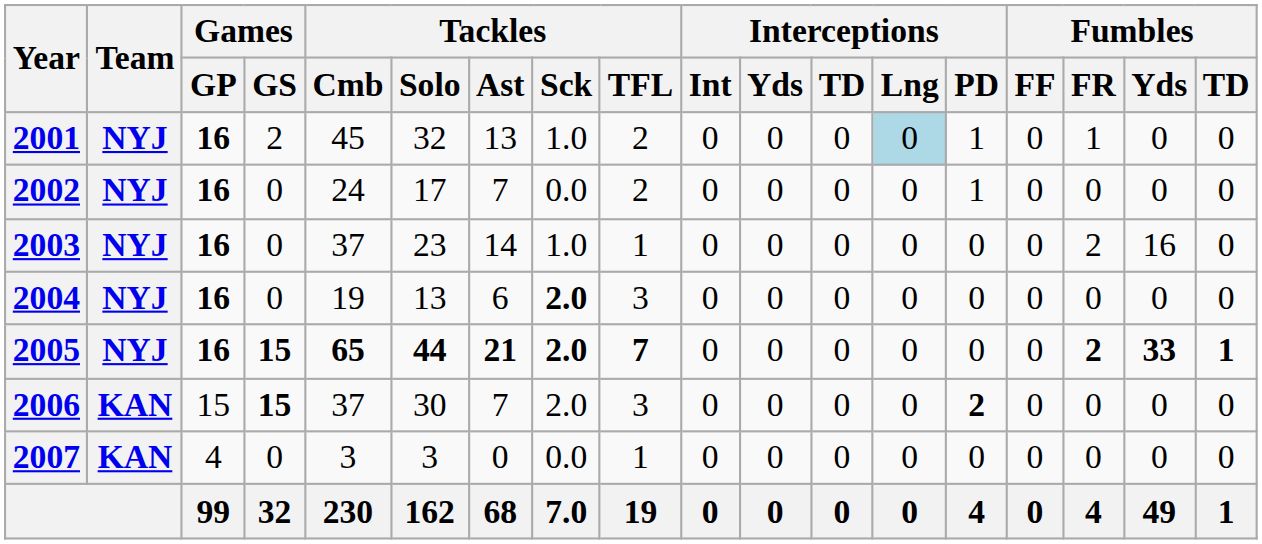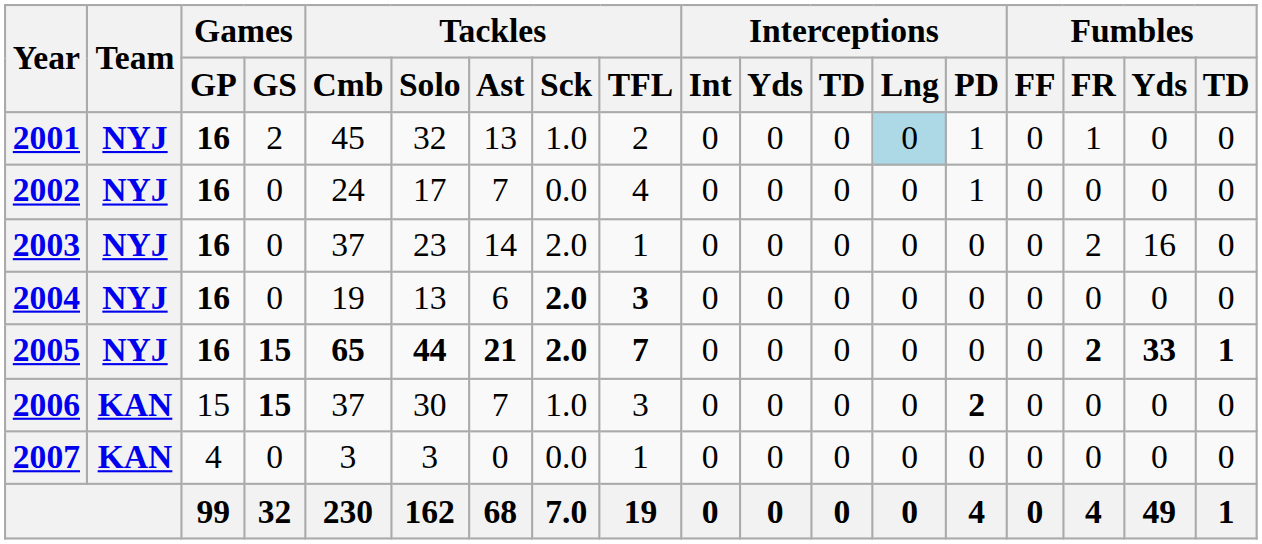(640, 191) 2 -> (640, 191) 4
(566, 244) 1.0 -> (566, 244) 2.0
(640, 297) normal -> (640, 297) bold
(566, 404) 2.0 -> (566, 404) 1.0
